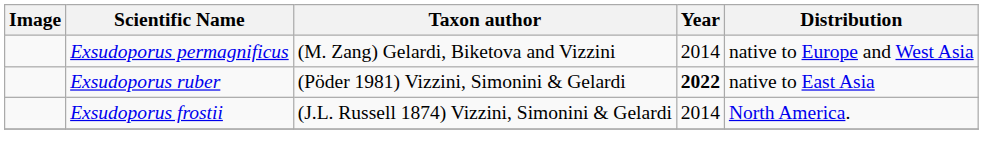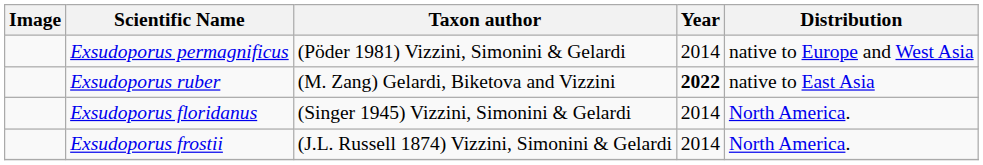(457, 50) (M. Zang) Gelardi, Biketova and Vizzini -> (462, 50) (Pöder 1981) Vizzini, Simonini & Gelardi
(462, 81) (Pöder 1981) Vizzini, Simonini & Gelardi -> (457, 81) (M. Zang) Gelardi, Biketova and Vizzini
+ row: (164, 112)
